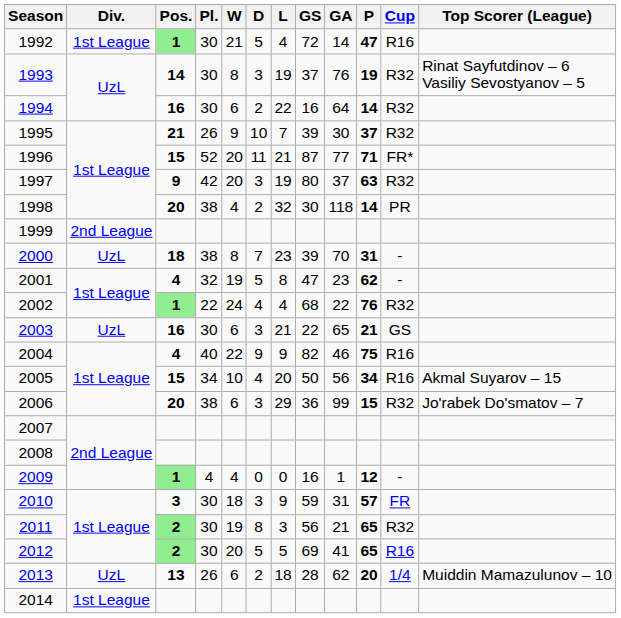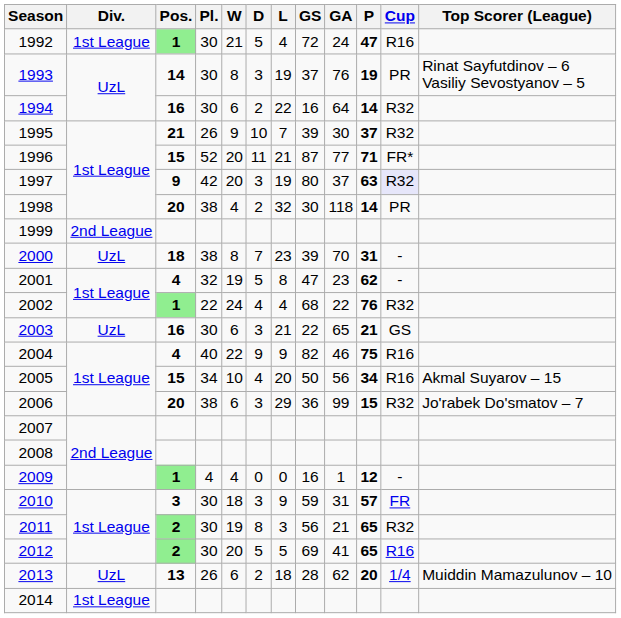(341, 41) 14 -> (341, 41) 24
(400, 74) R32 -> (400, 74) PR
(400, 181) no background -> (400, 181) lavender background
